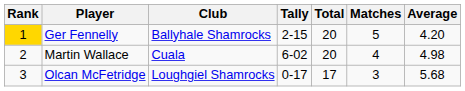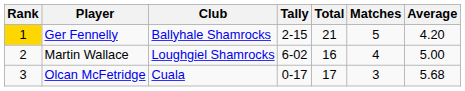(329, 34) 20 -> (329, 34) 21
(168, 55) Cuala -> (213, 55) Loughgiel Shamrocks
(329, 55) 20 -> (329, 55) 16
(432, 55) 4.98 -> (432, 55) 5.00
(213, 75) Loughgiel Shamrocks -> (168, 75) Cuala
